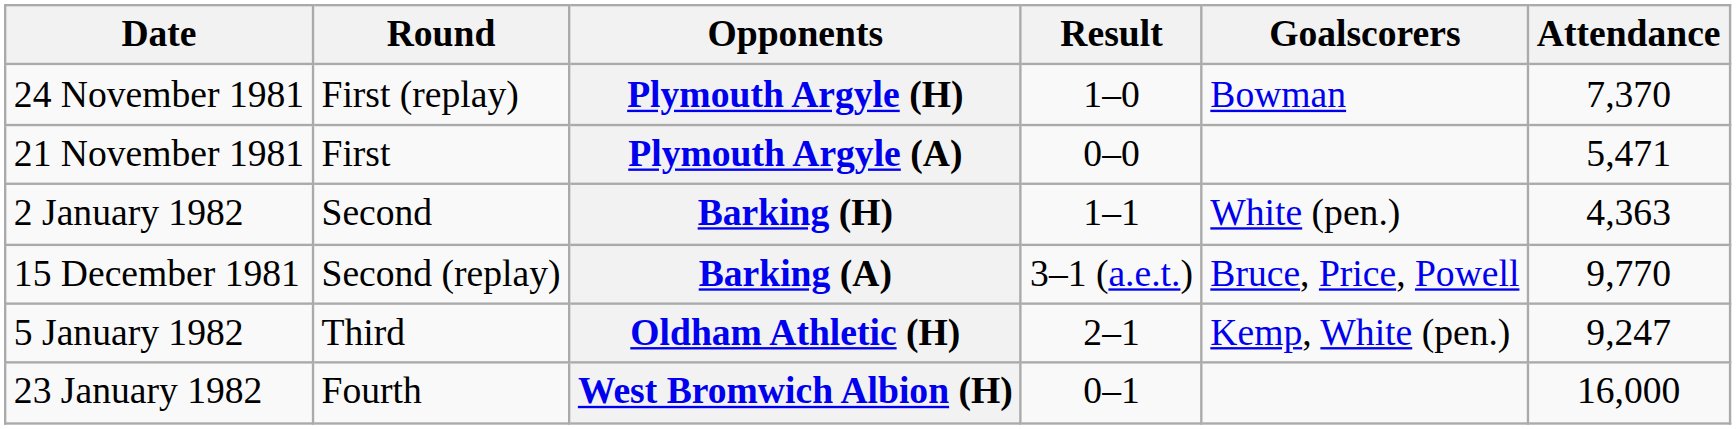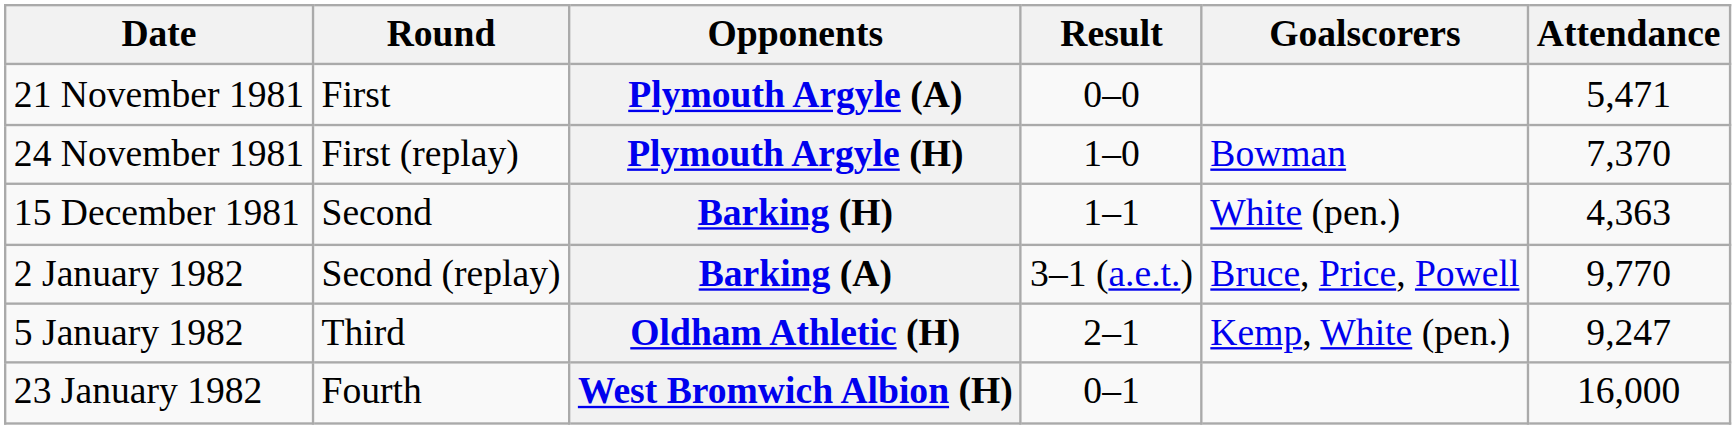rows swapped: (795, 153) <-> (795, 93)
(129, 213) 2 January 1982 -> (157, 213) 15 December 1981
(157, 272) 15 December 1981 -> (129, 272) 2 January 1982
